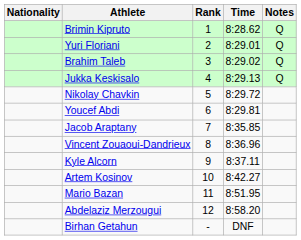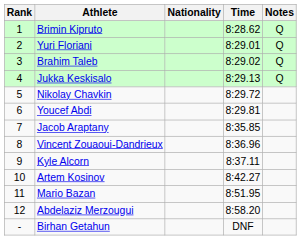columns swapped: (208, 12) <-> (33, 12)
